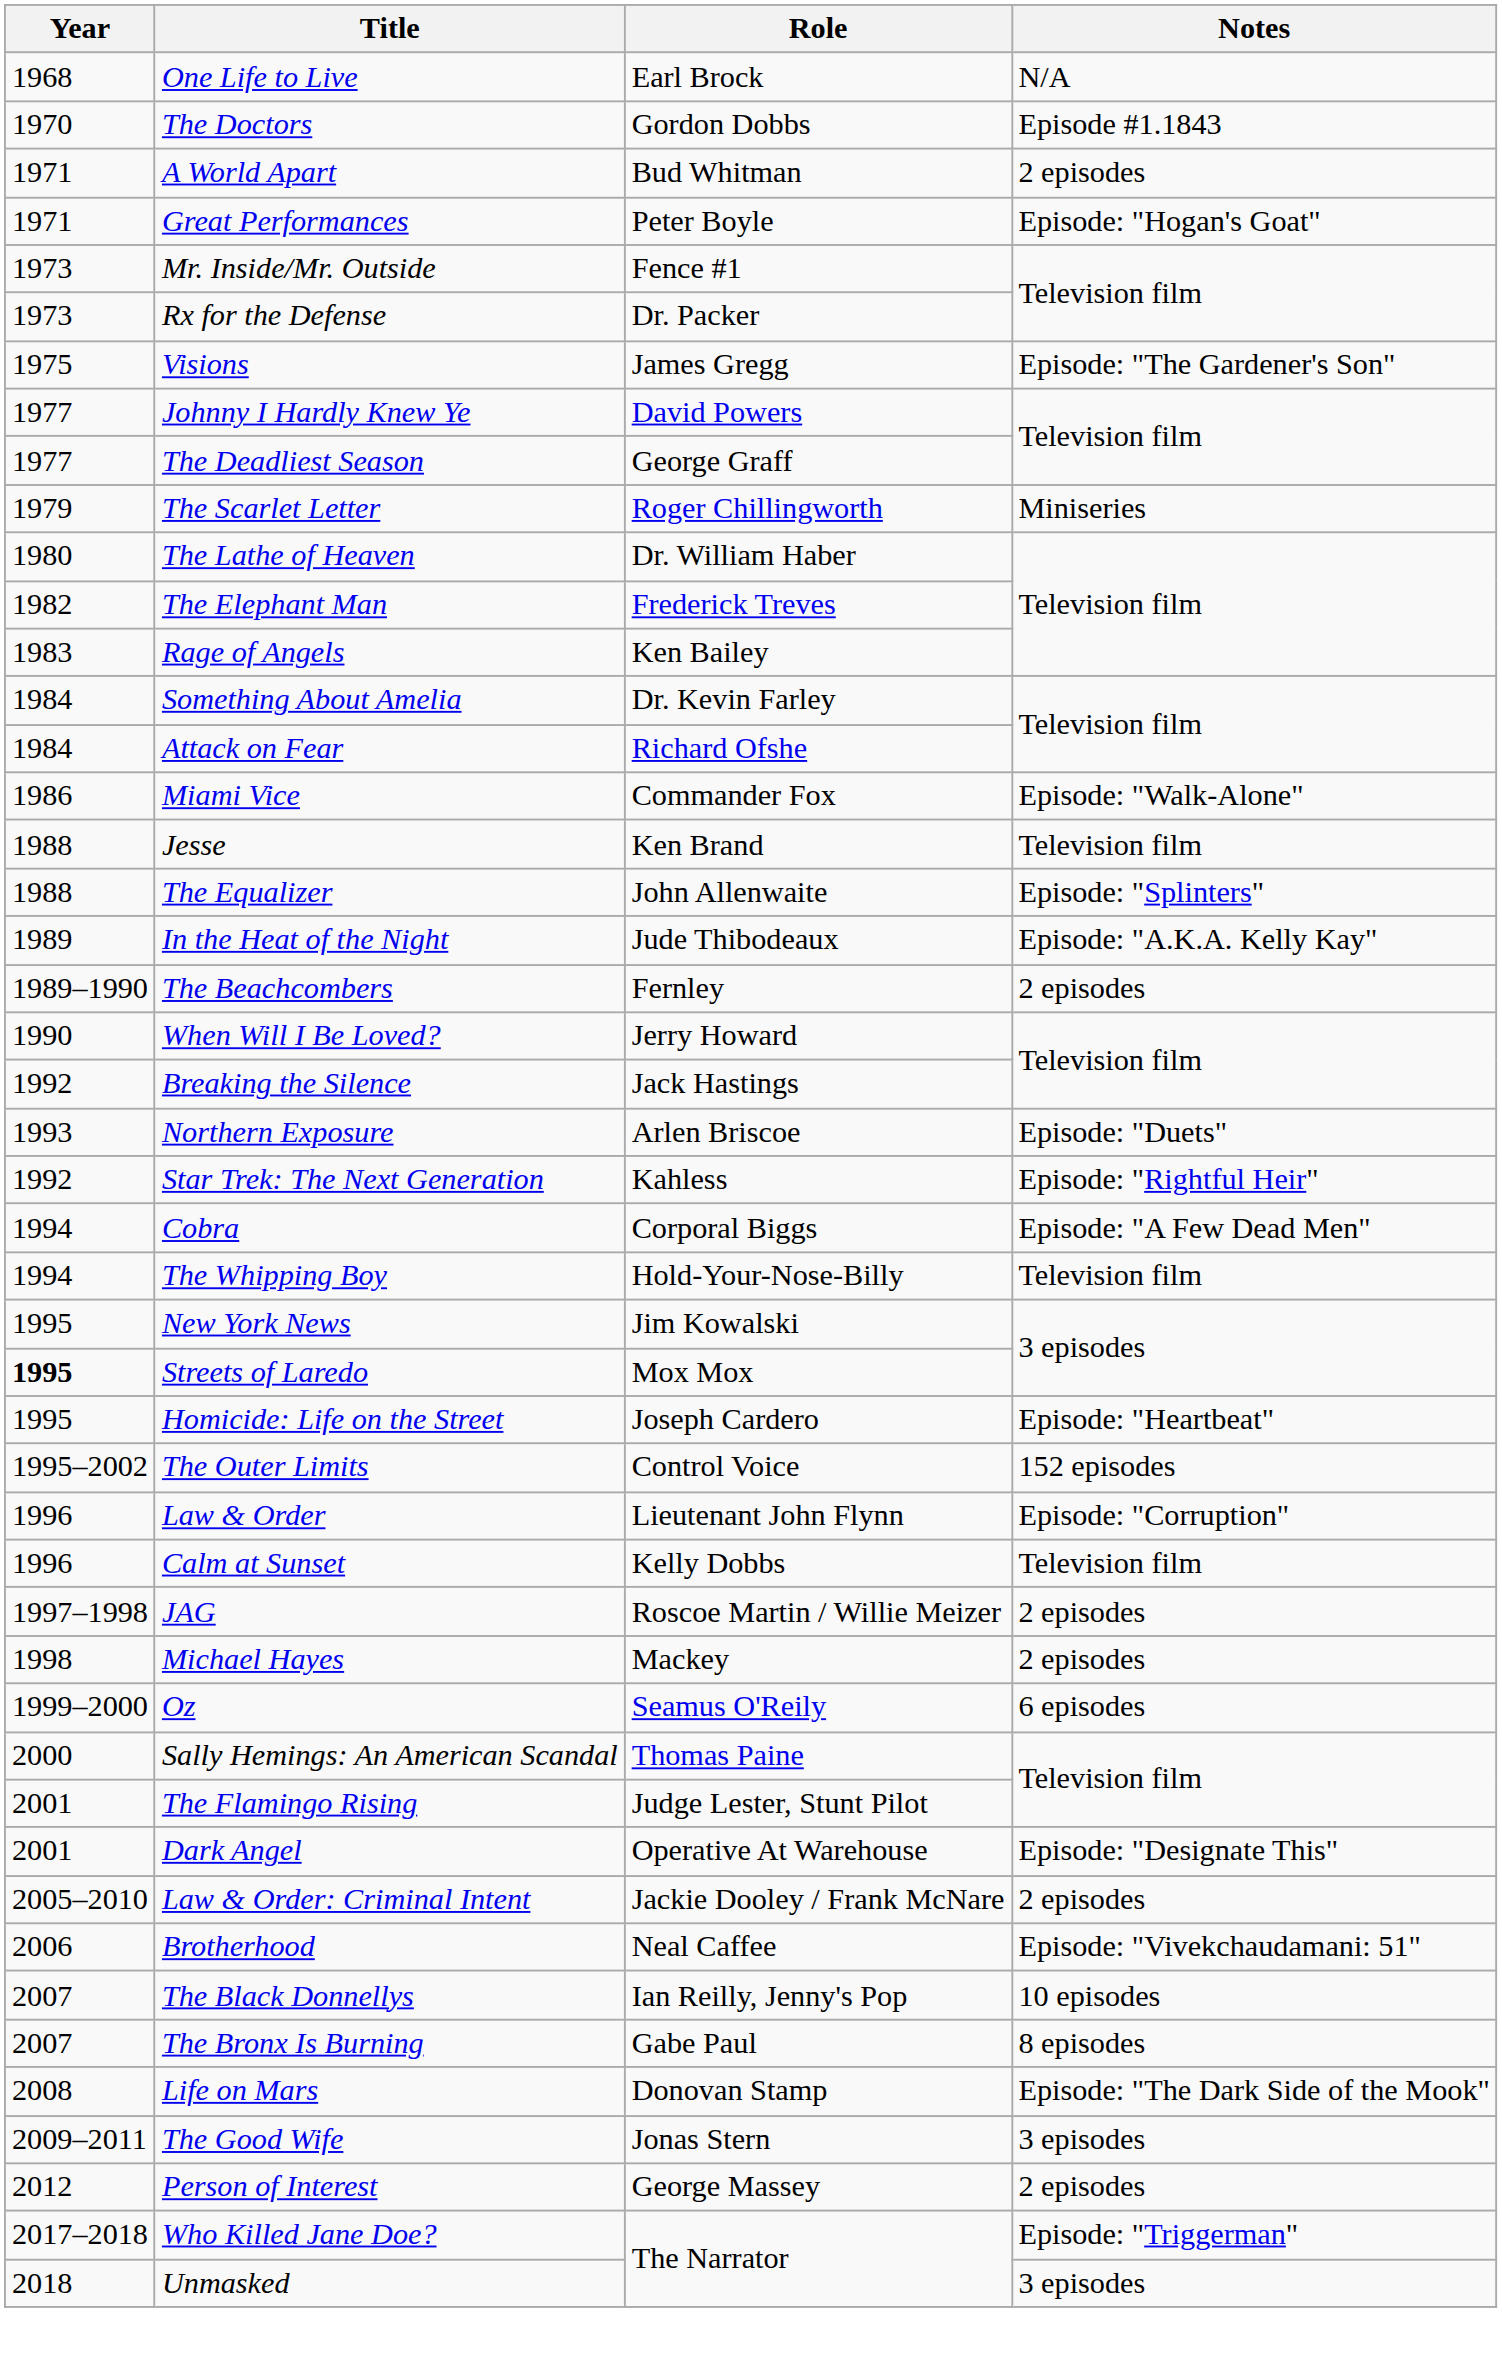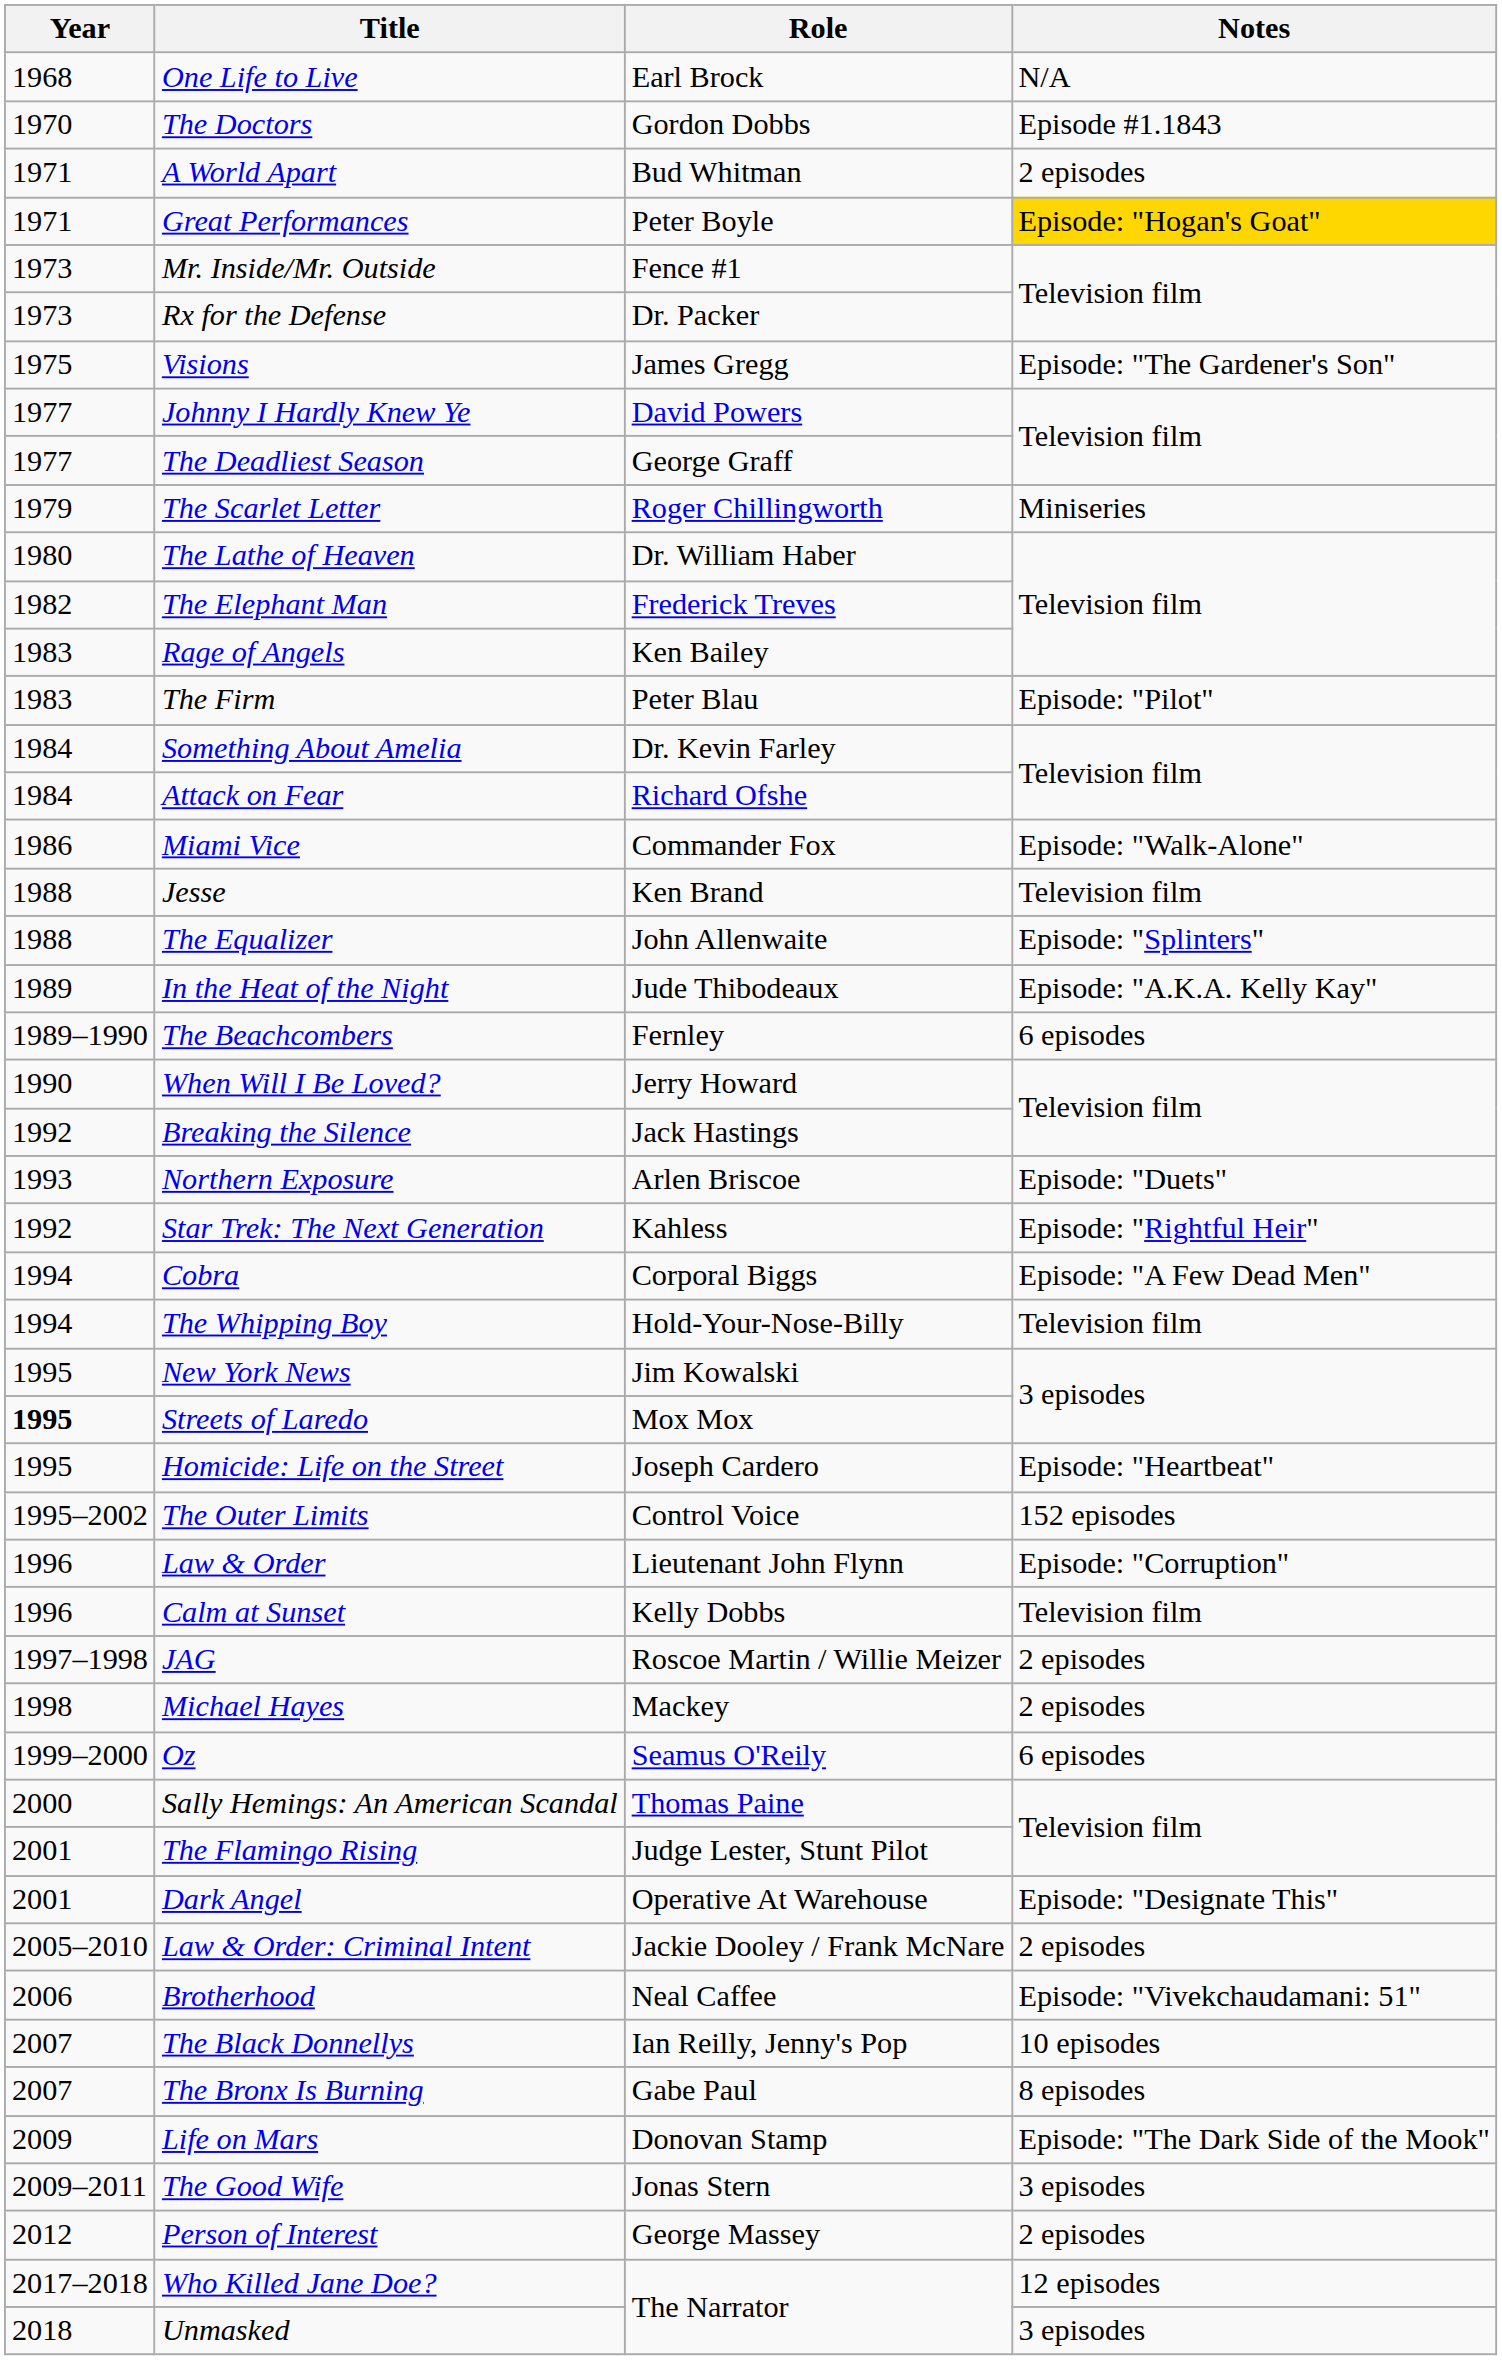(1170, 220) no background -> (1170, 220) gold background
+ row: (219, 699)
(1082, 987) 2 episodes -> (1082, 1035) 6 episodes
(42, 2090) 2008 -> (42, 2138) 2009
(1158, 2234) Episode: "Triggerman" -> (1089, 2282) 12 episodes
